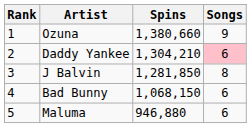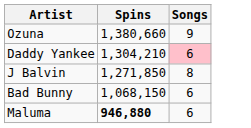- column: (22, 14)
(168, 73) 1,281,850 -> (133, 73) 1,271,850
(161, 113) normal -> (126, 113) bold
